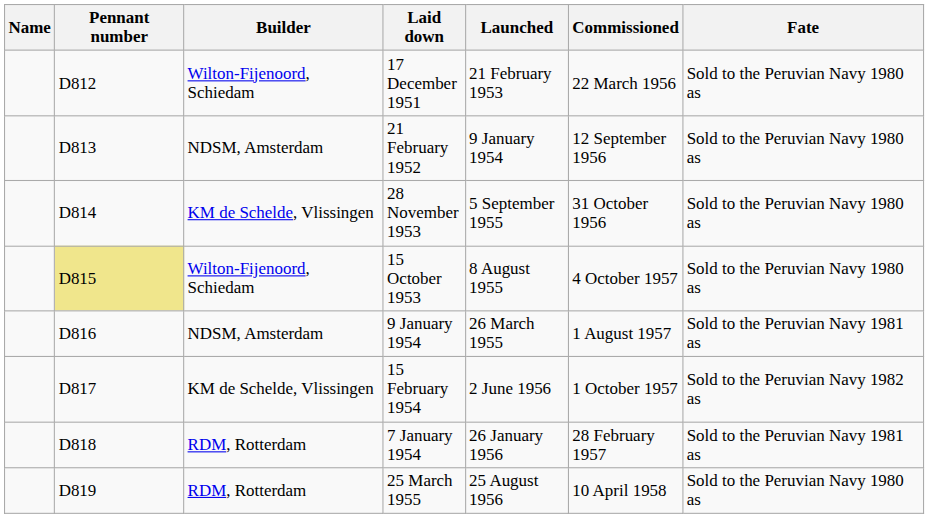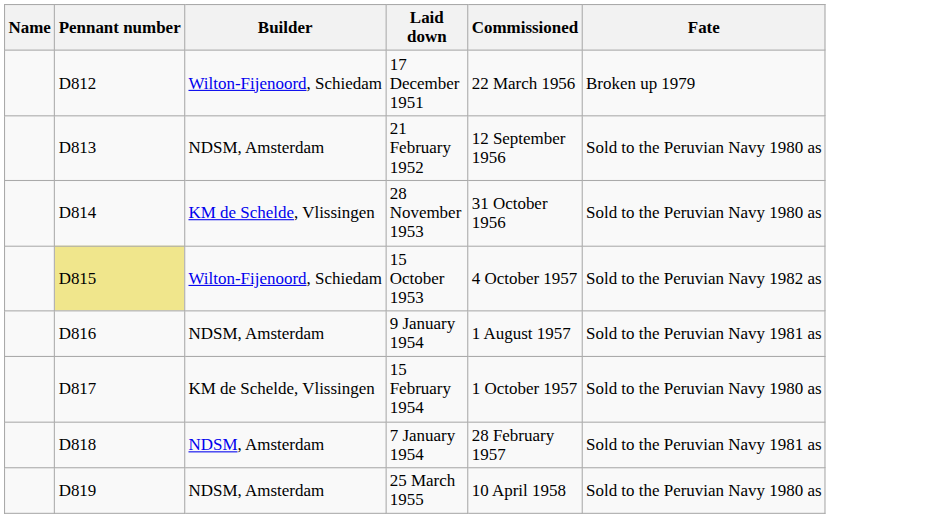- column: (517, 27)
(795, 83) Sold to the Peruvian Navy 1980 as -> (641, 83) Broken up 1979
(795, 278) Sold to the Peruvian Navy 1980 as -> (704, 278) Sold to the Peruvian Navy 1982 as
(795, 389) Sold to the Peruvian Navy 1982 as -> (704, 389) Sold to the Peruvian Navy 1980 as
(247, 444) RDM, Rotterdam -> (256, 444) NDSM, Amsterdam
(247, 490) RDM, Rotterdam -> (256, 490) NDSM, Amsterdam
